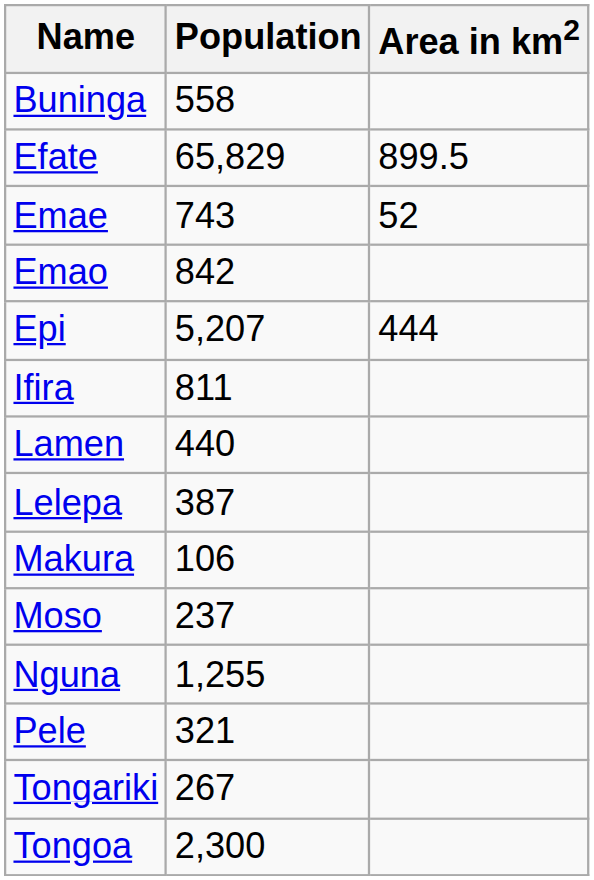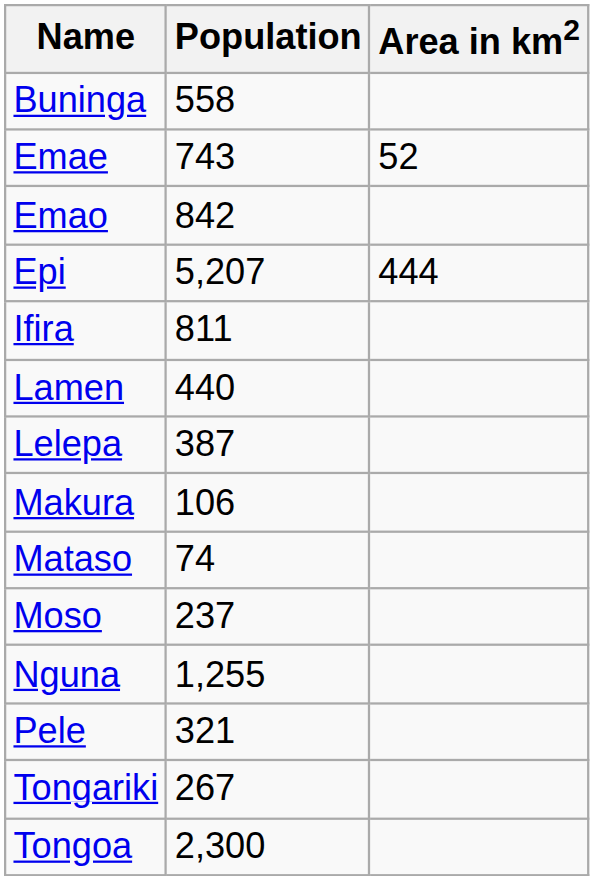- row: (56, 157)
+ row: (73, 559)
